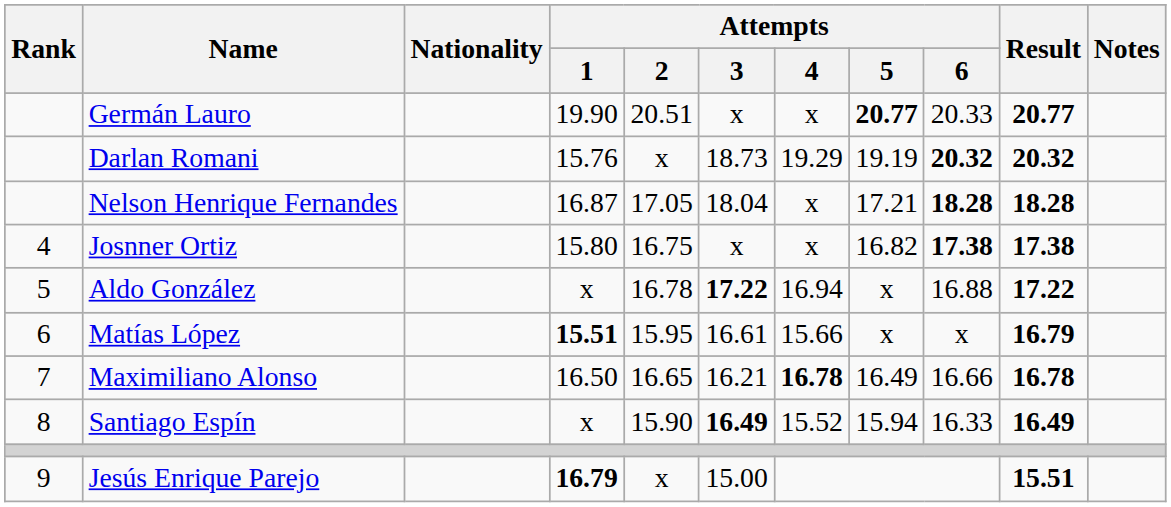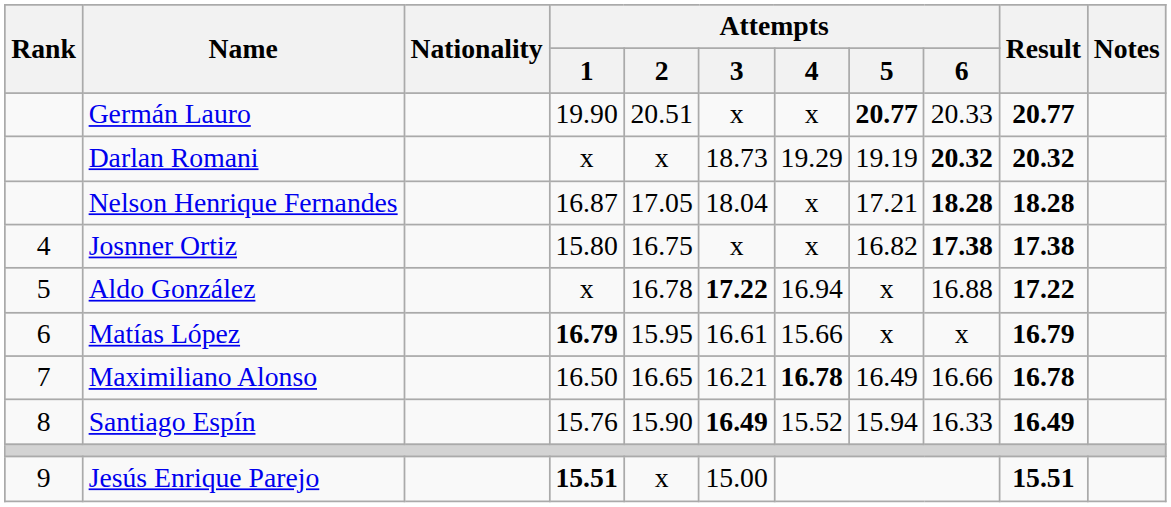(587, 158) 15.76 -> (587, 158) x
(587, 333) 15.51 -> (587, 333) 16.79
(587, 421) x -> (587, 421) 15.76
(587, 478) 16.79 -> (587, 478) 15.51
